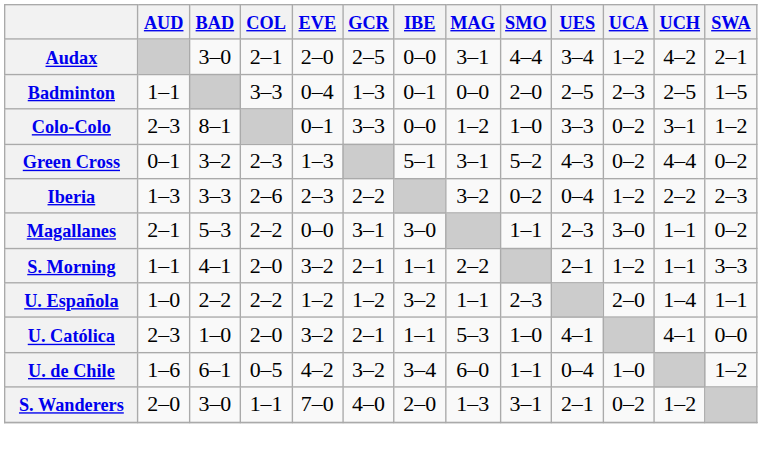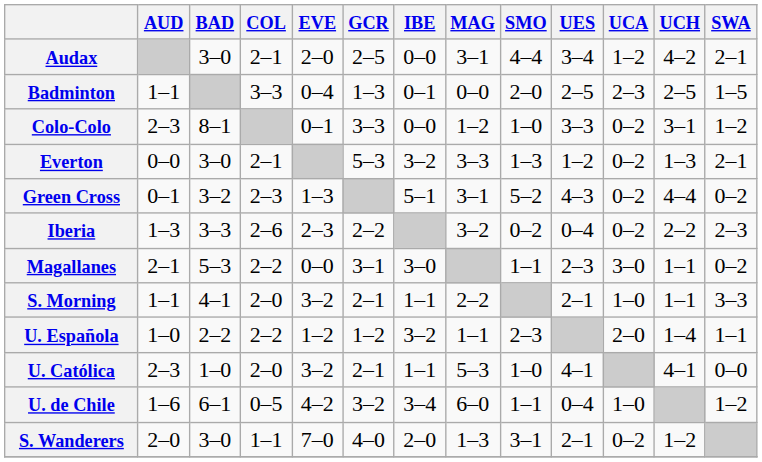+ row: (71, 162)
(629, 195) 1–2 -> (629, 230) 0–2
(629, 265) 1–2 -> (629, 299) 1–0
